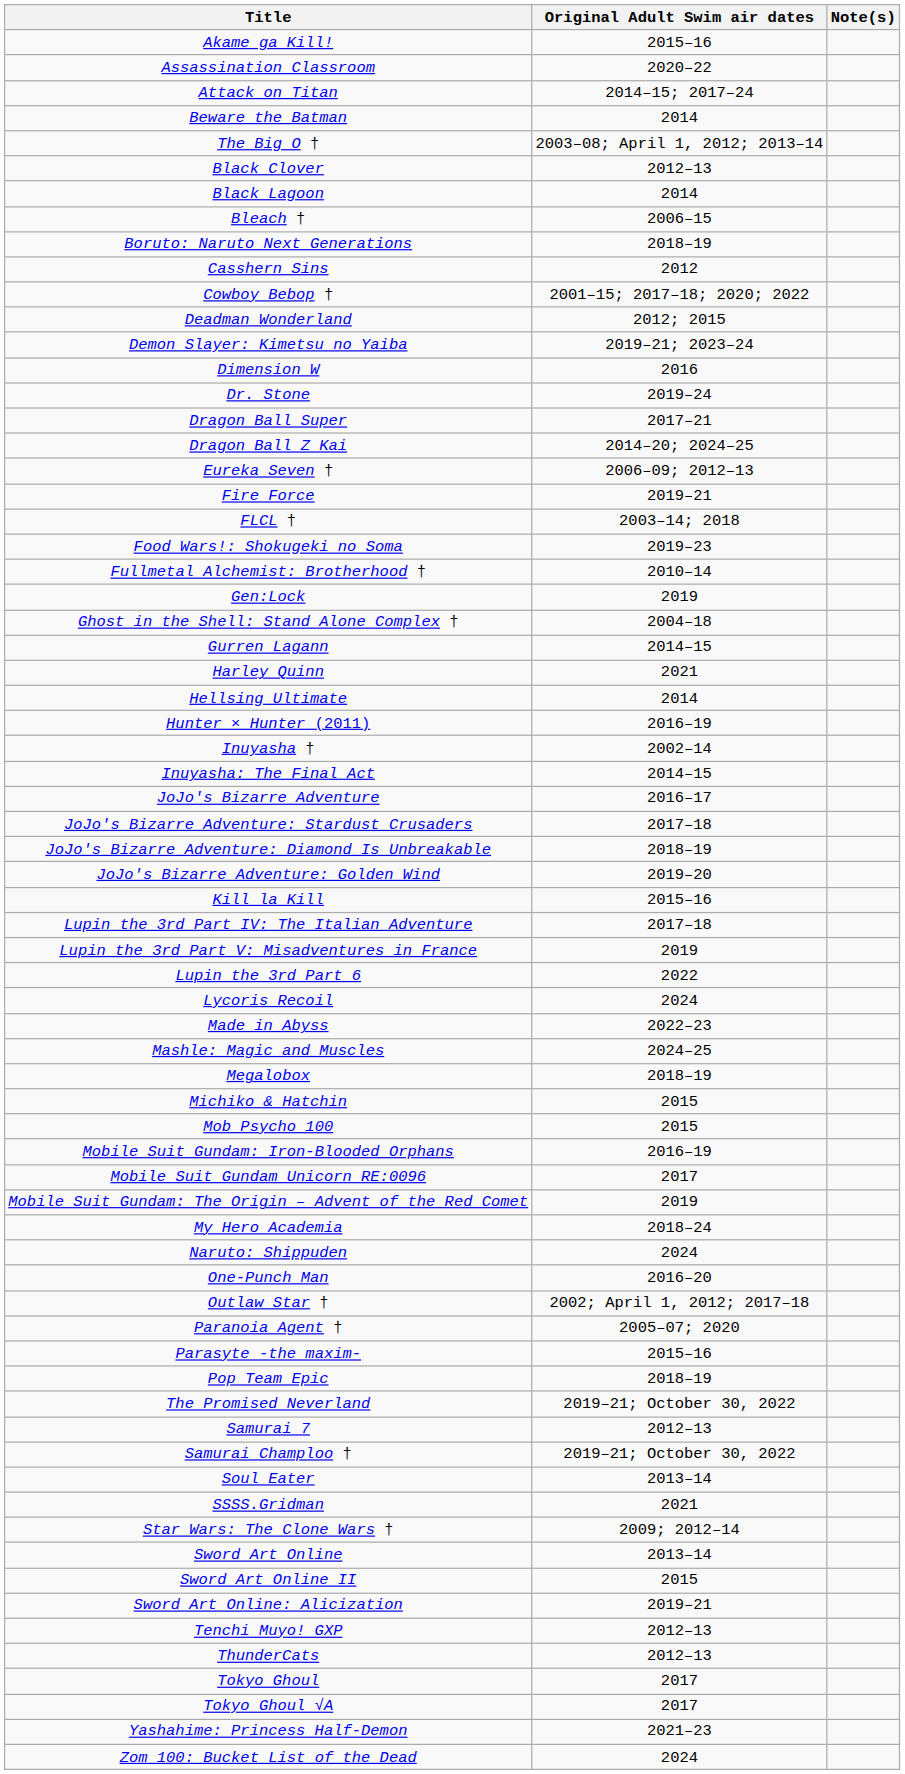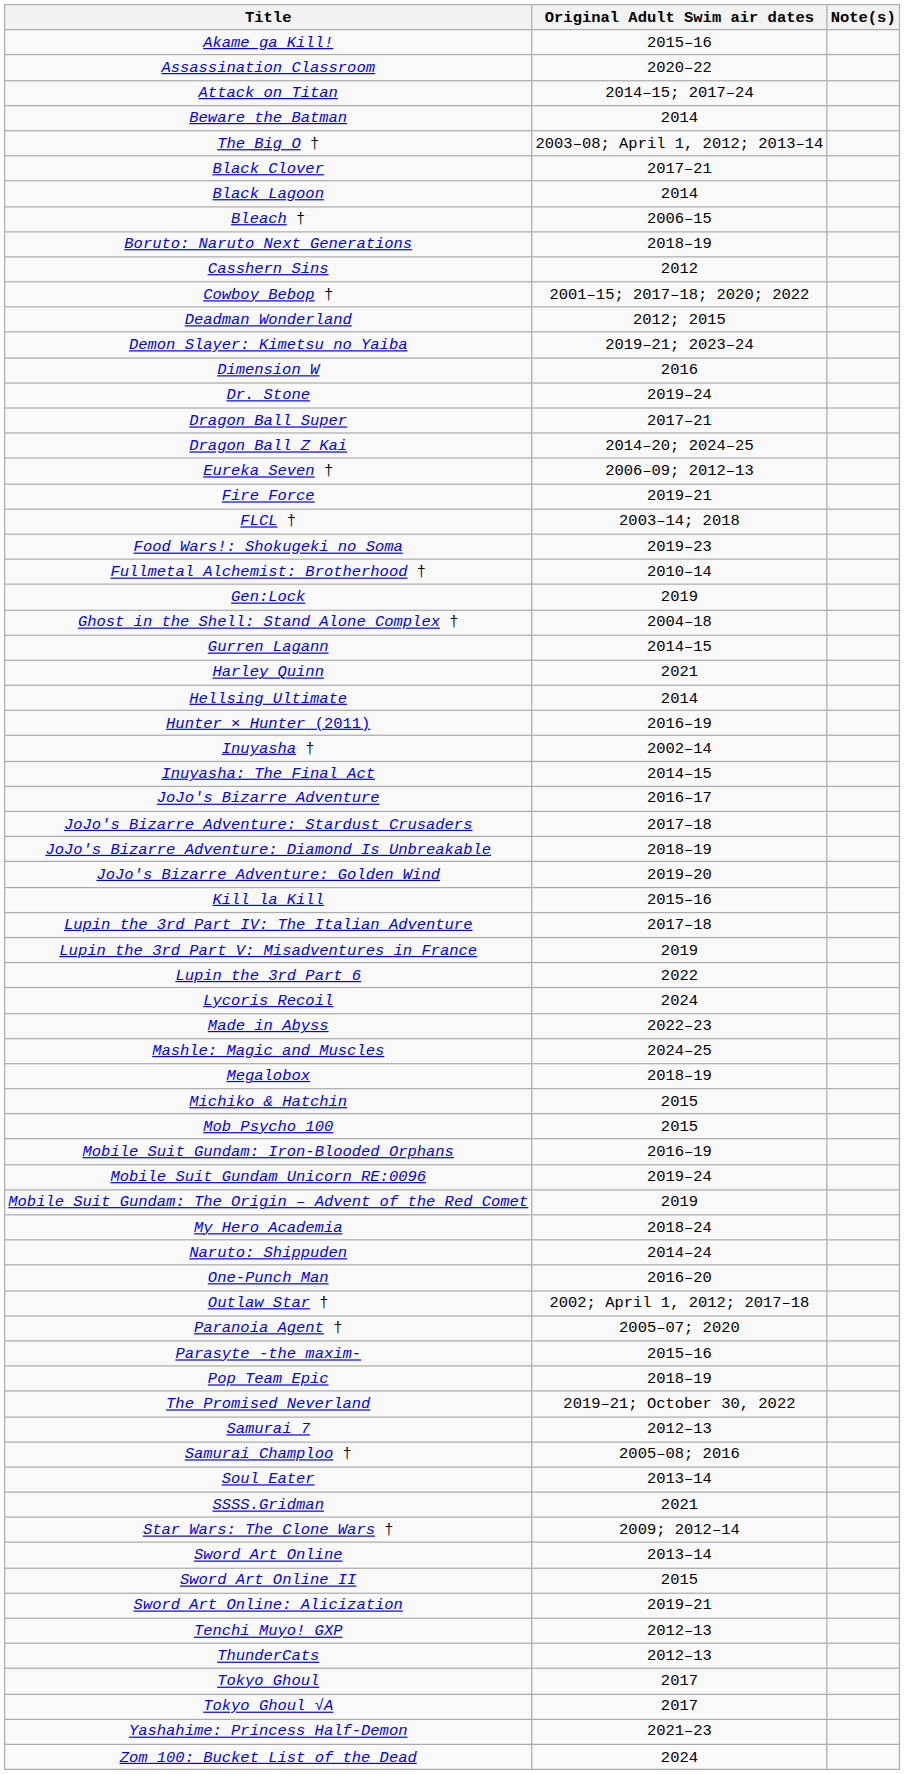(679, 168) 2012–13 -> (679, 168) 2017–21
(679, 1177) 2017 -> (679, 1177) 2019–24
(679, 1253) 2024 -> (679, 1253) 2014–24
(679, 1454) 2019–21; October 30, 2022 -> (679, 1454) 2005–08; 2016
